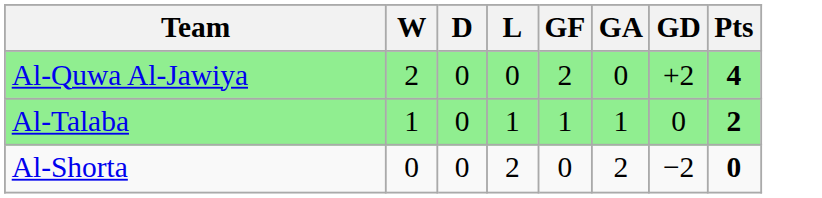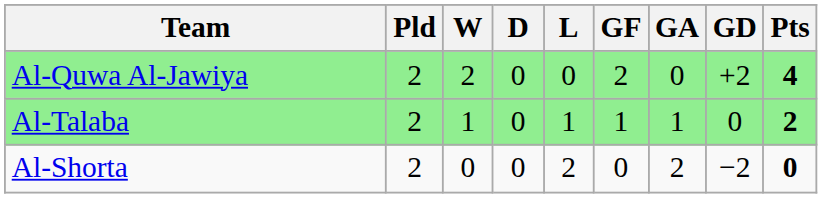+ column: (415, 27)
